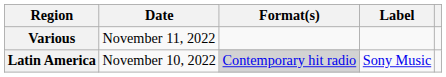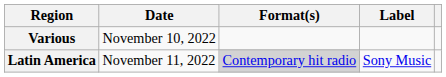(159, 38) November 11, 2022 -> (159, 38) November 10, 2022
(159, 60) November 10, 2022 -> (159, 60) November 11, 2022
